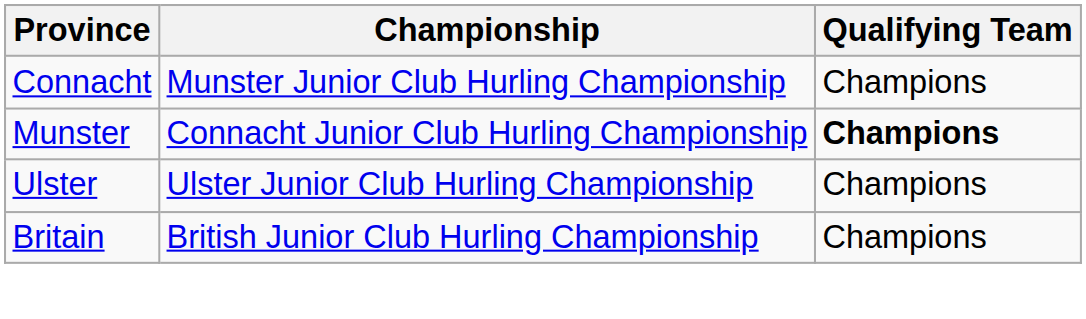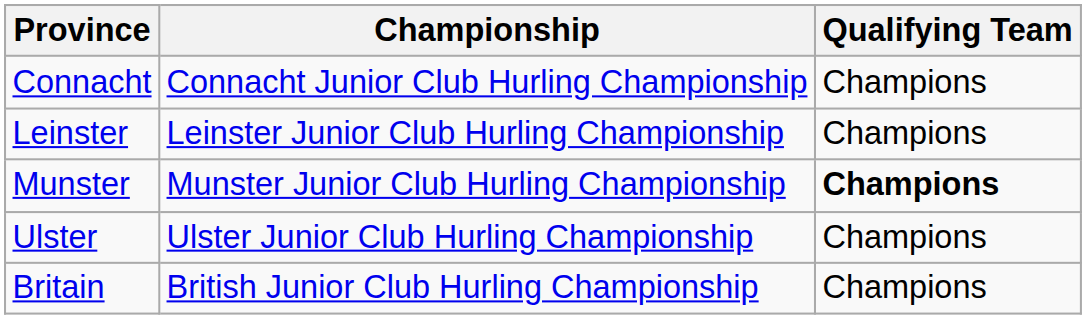(476, 81) Munster Junior Club Hurling Championship -> (487, 81) Connacht Junior Club Hurling Championship
+ row: (70, 133)
(487, 133) Connacht Junior Club Hurling Championship -> (476, 184) Munster Junior Club Hurling Championship
